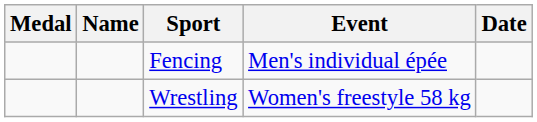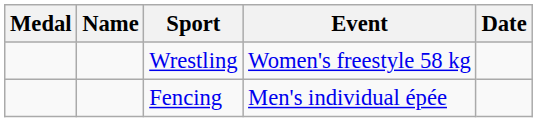rows swapped: (193, 98) <-> (186, 60)
